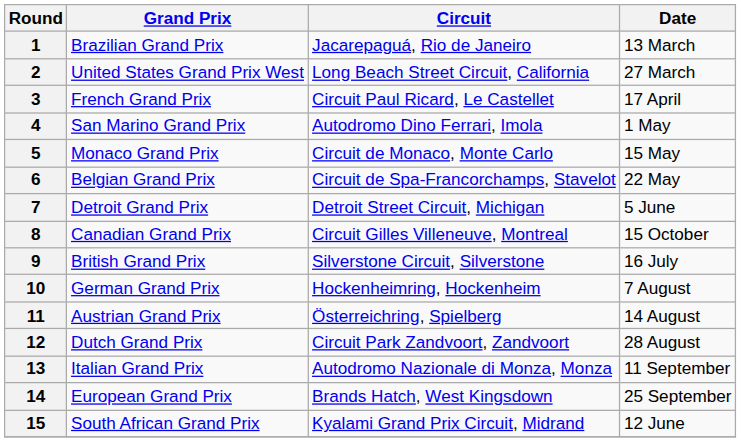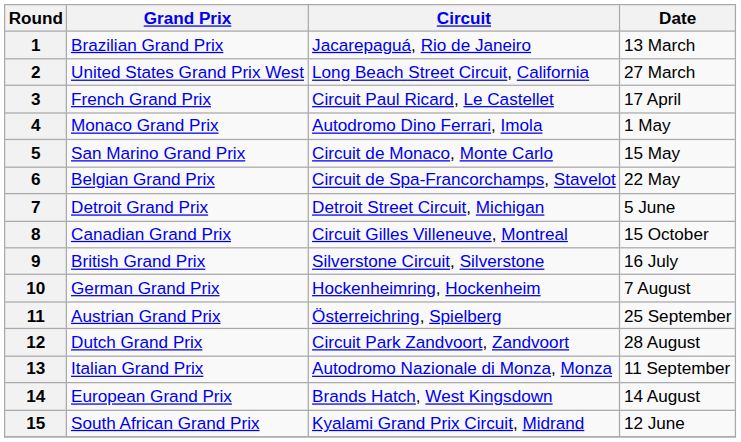(158, 126) San Marino Grand Prix -> (145, 126) Monaco Grand Prix
(145, 153) Monaco Grand Prix -> (158, 153) San Marino Grand Prix
(662, 315) 14 August -> (678, 315) 25 September
(678, 396) 25 September -> (662, 396) 14 August
